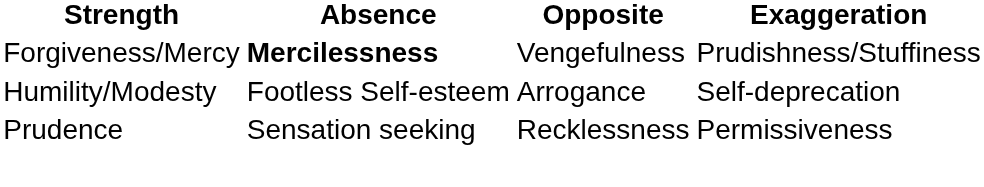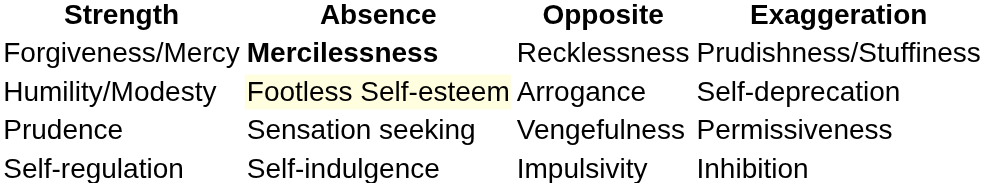(601, 53) Vengefulness -> (603, 53) Recklessness
(378, 91) no background -> (378, 91) lightyellow background
(603, 130) Recklessness -> (601, 130) Vengefulness
+ row: (94, 168)
